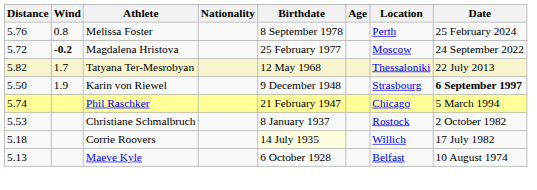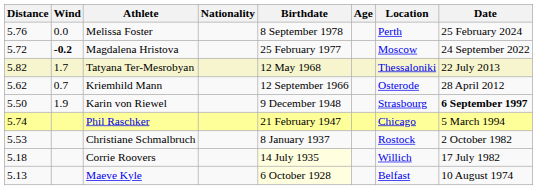(61, 31) 0.8 -> (61, 31) 0.0
+ row: (124, 85)
(296, 157) no background -> (296, 175) lightyellow background
